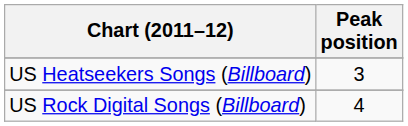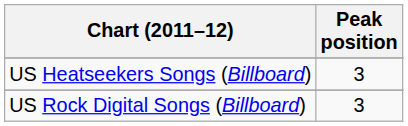(359, 105) 4 -> (359, 105) 3
